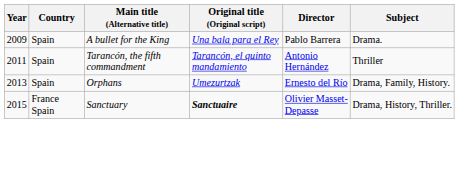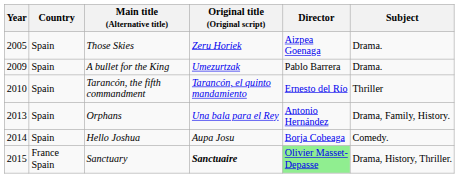+ row: (110, 45)
(235, 39) Una bala para el Rey -> (216, 67) Umezurtzak
(17, 61) 2011 -> (17, 88) 2010
(307, 61) Antonio Hernández -> (316, 88) Ernesto del Río
(216, 83) Umezurtzak -> (235, 116) Una bala para el Rey
(316, 83) Ernesto del Río -> (307, 116) Antonio Hernández
+ row: (113, 137)
(316, 104) no background -> (316, 159) lightgreen background
